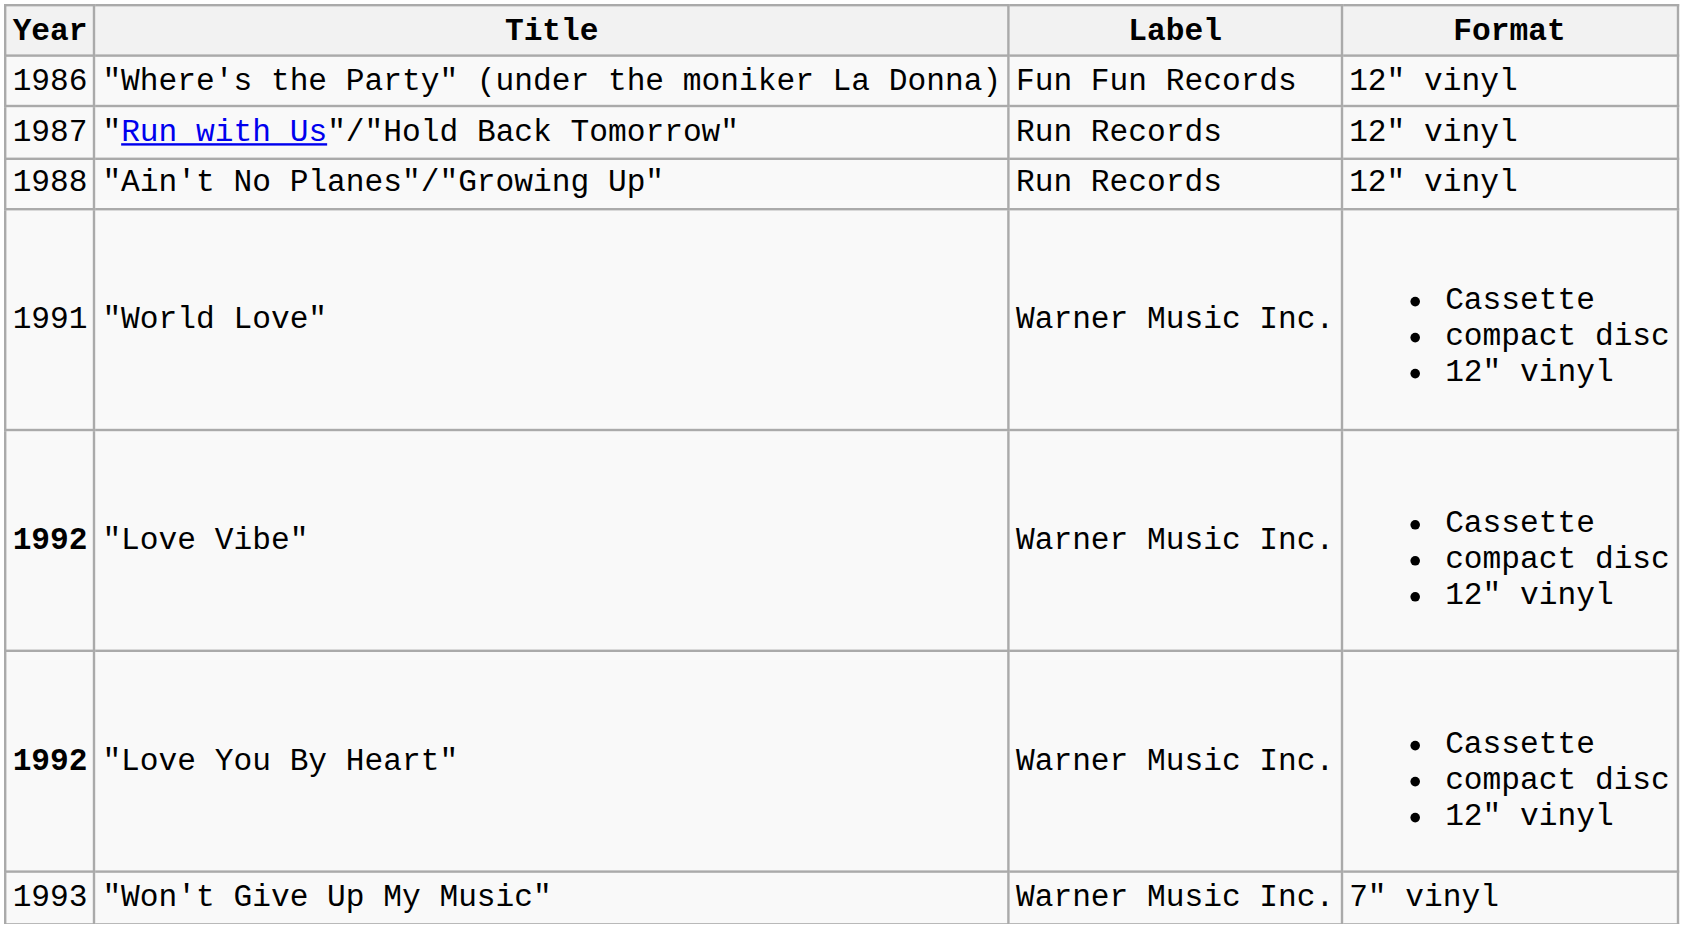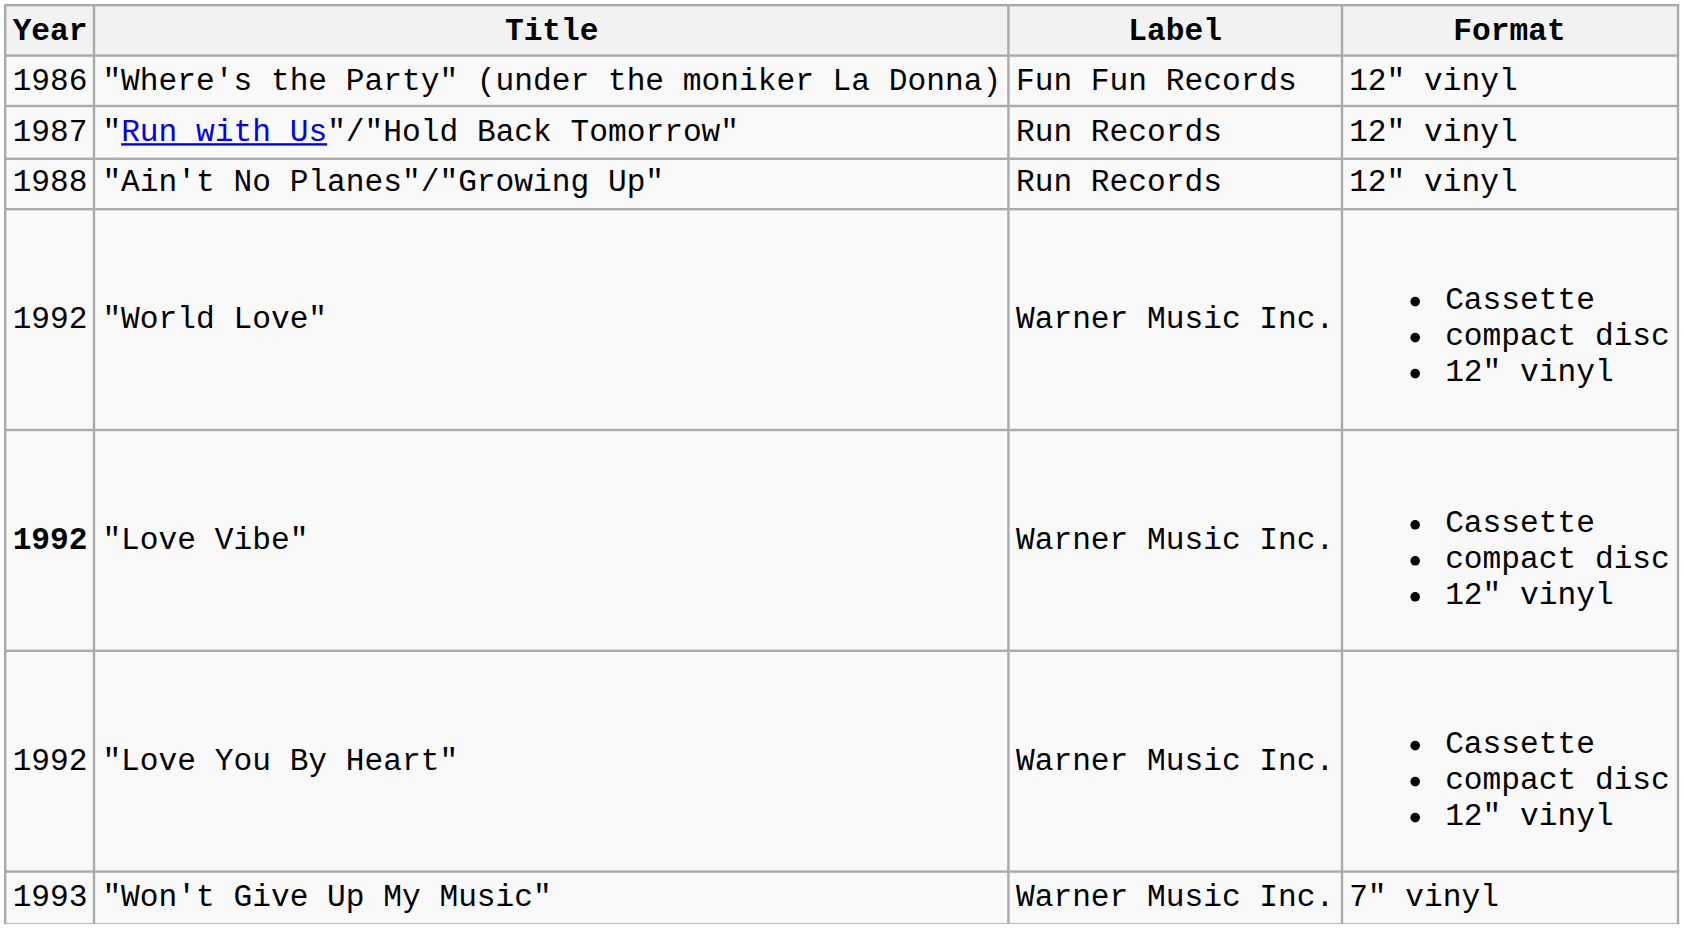(50, 319) 1991 -> (50, 319) 1992
(50, 762) bold -> (50, 762) normal
